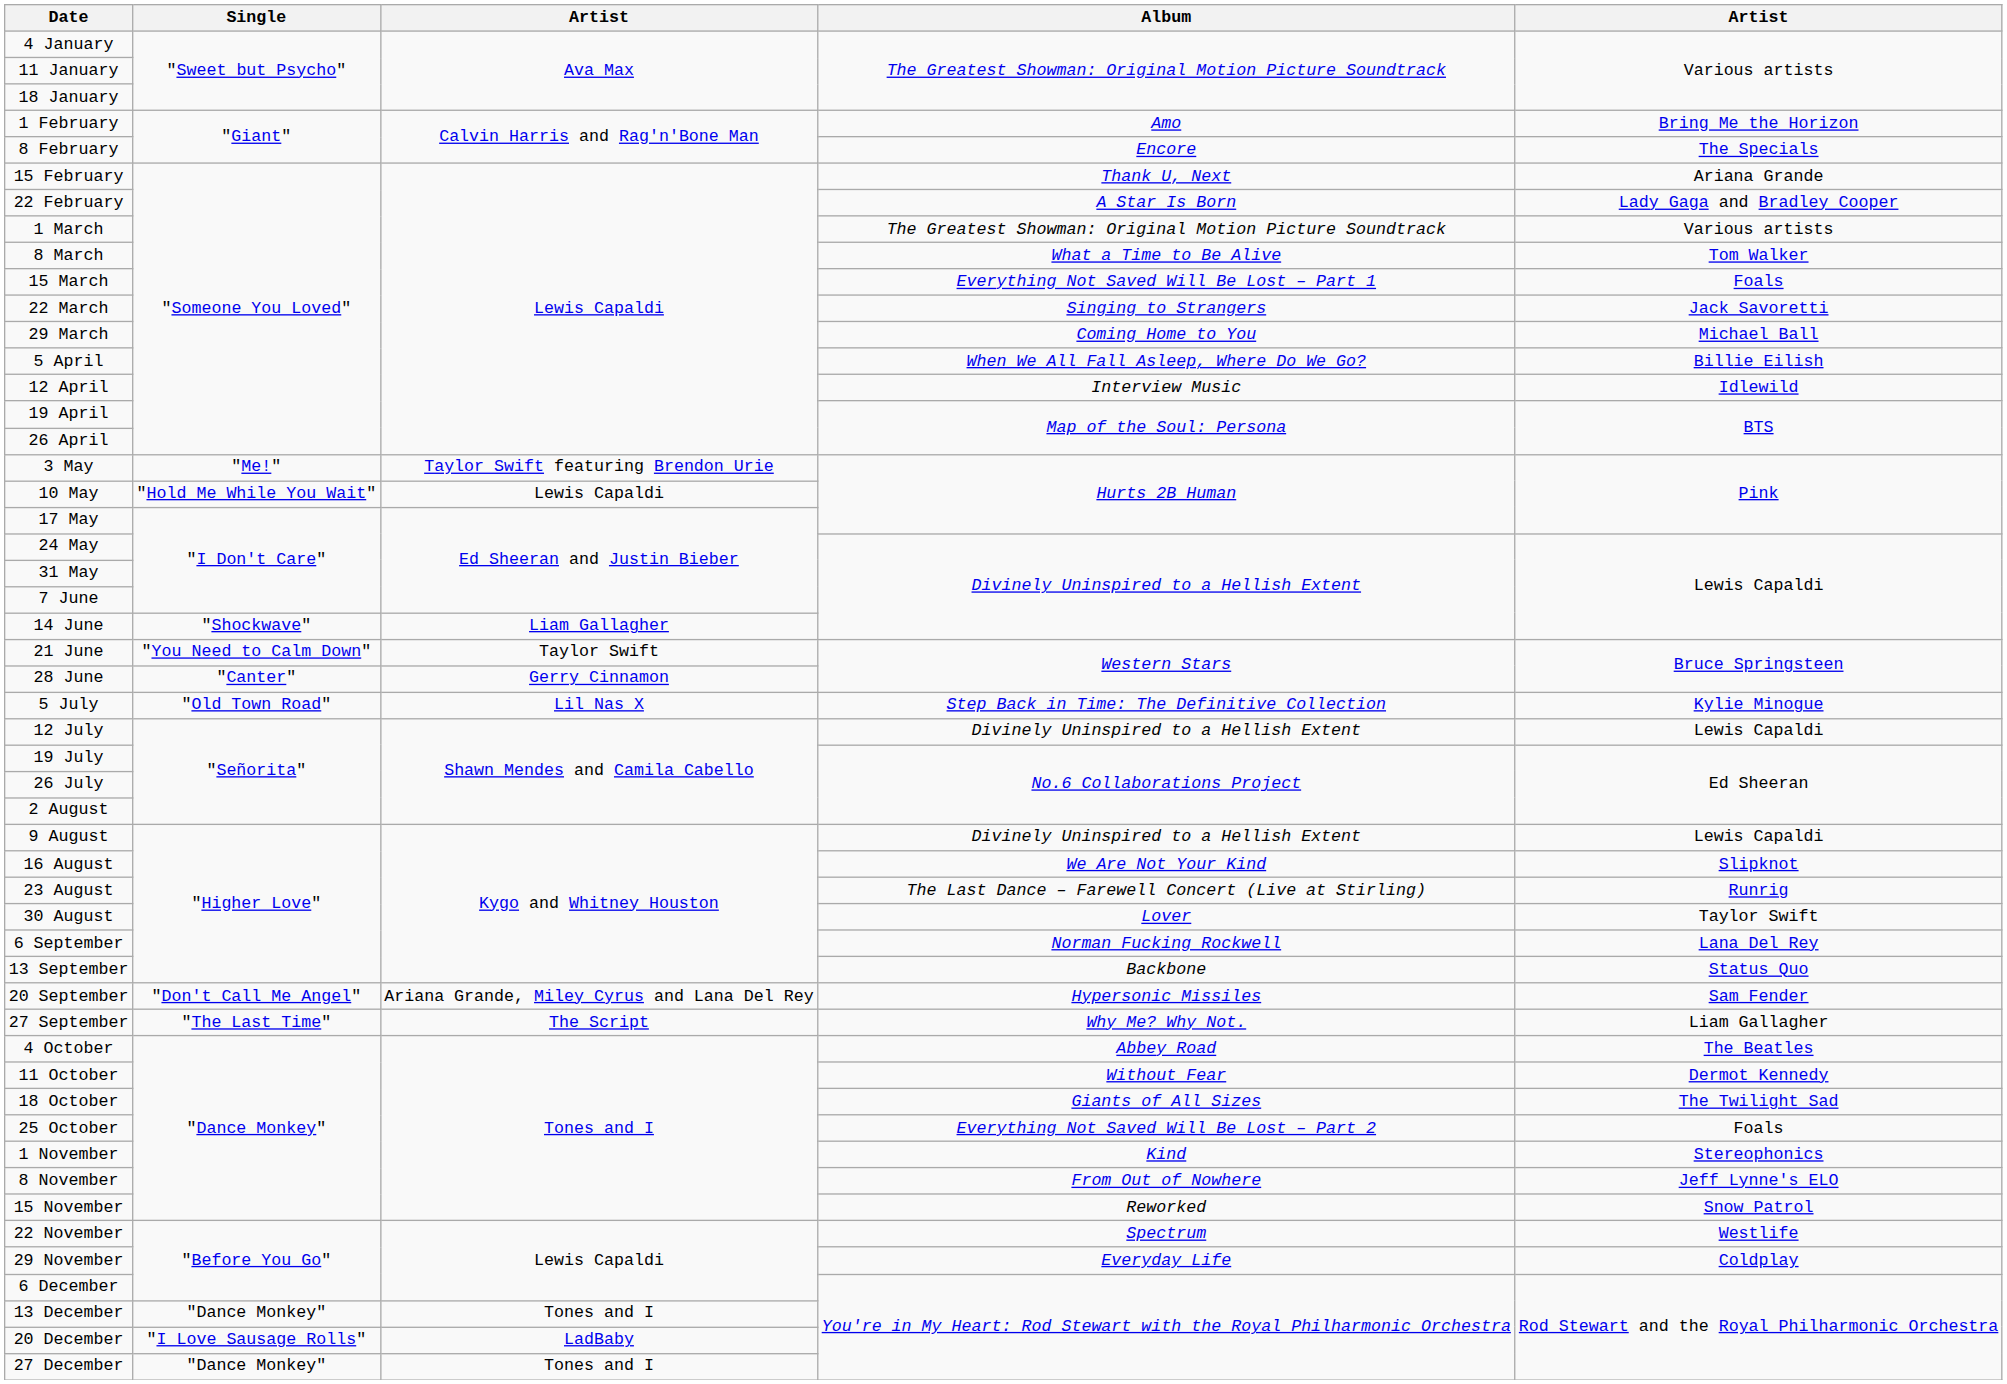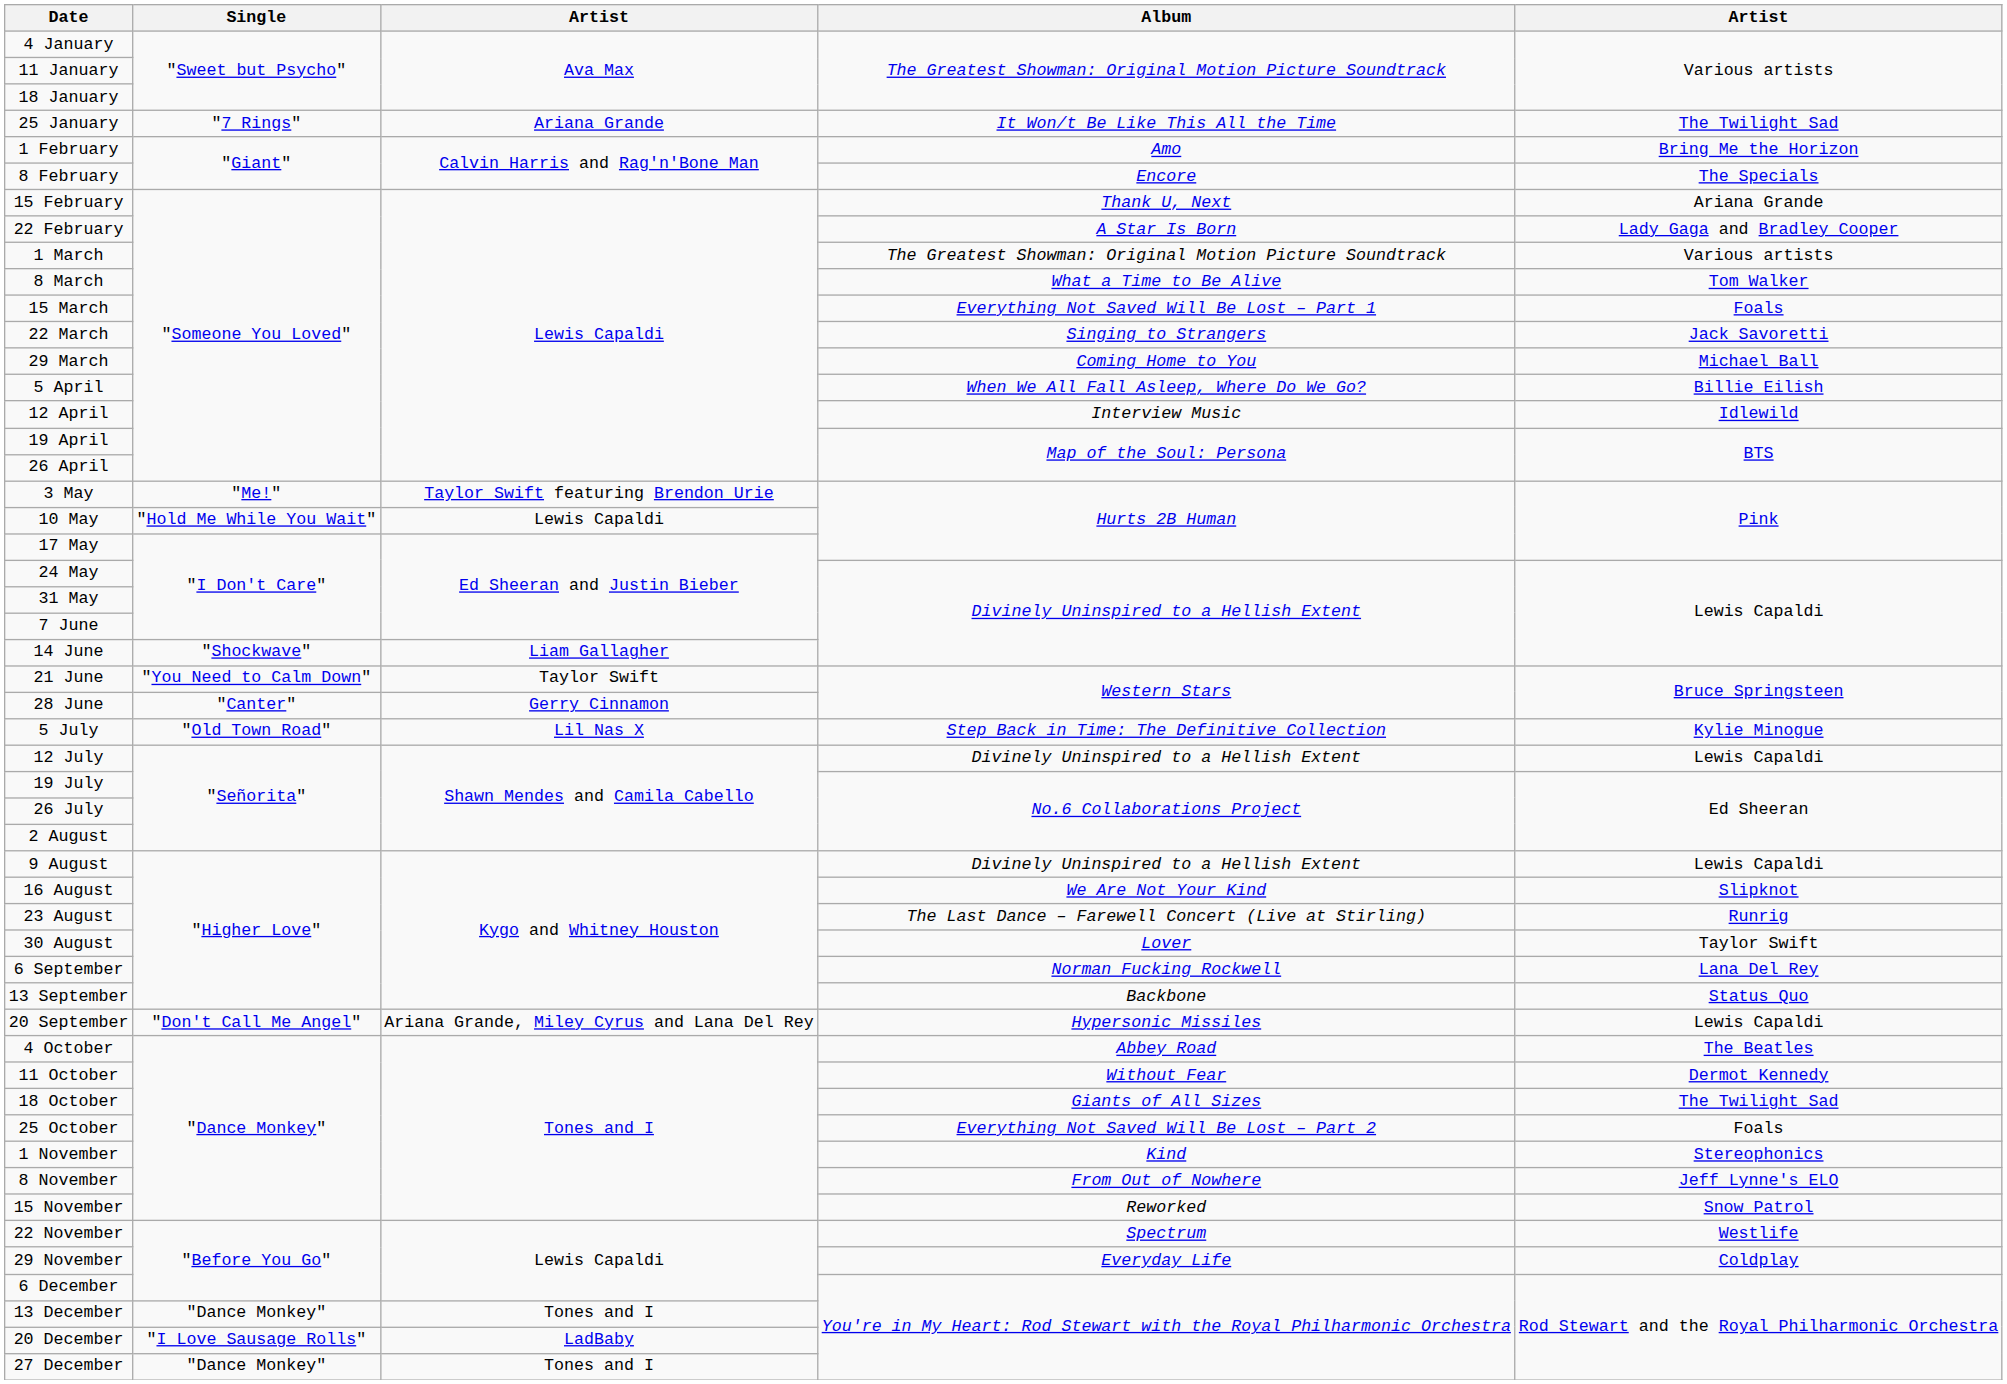+ row: (69, 123)
(1759, 996) Sam Fender -> (1759, 1022) Lewis Capaldi
- row: (69, 1022)
